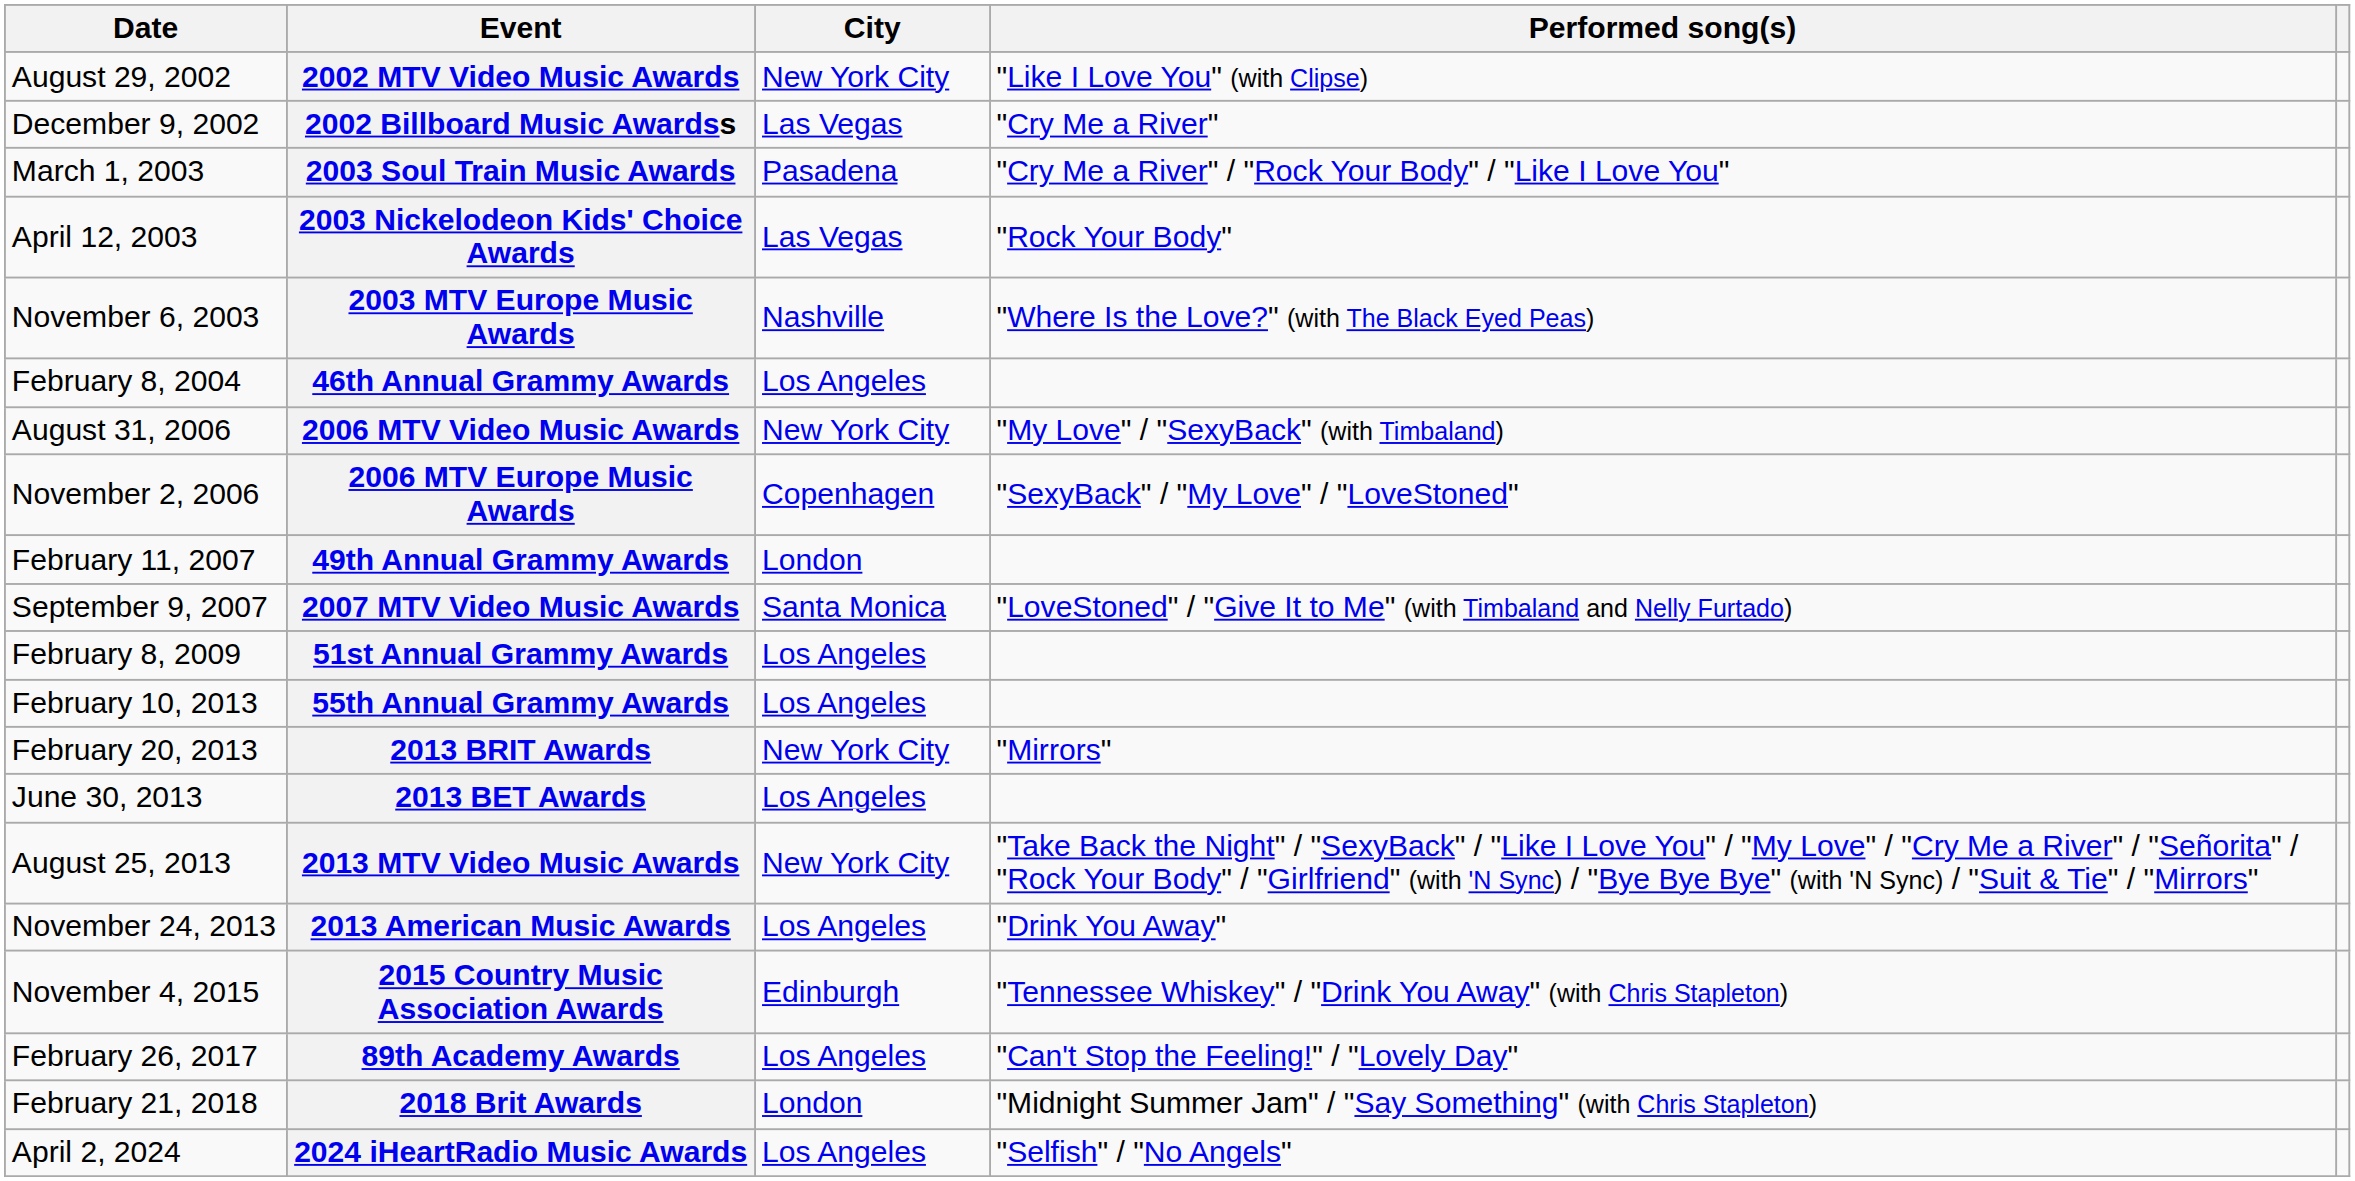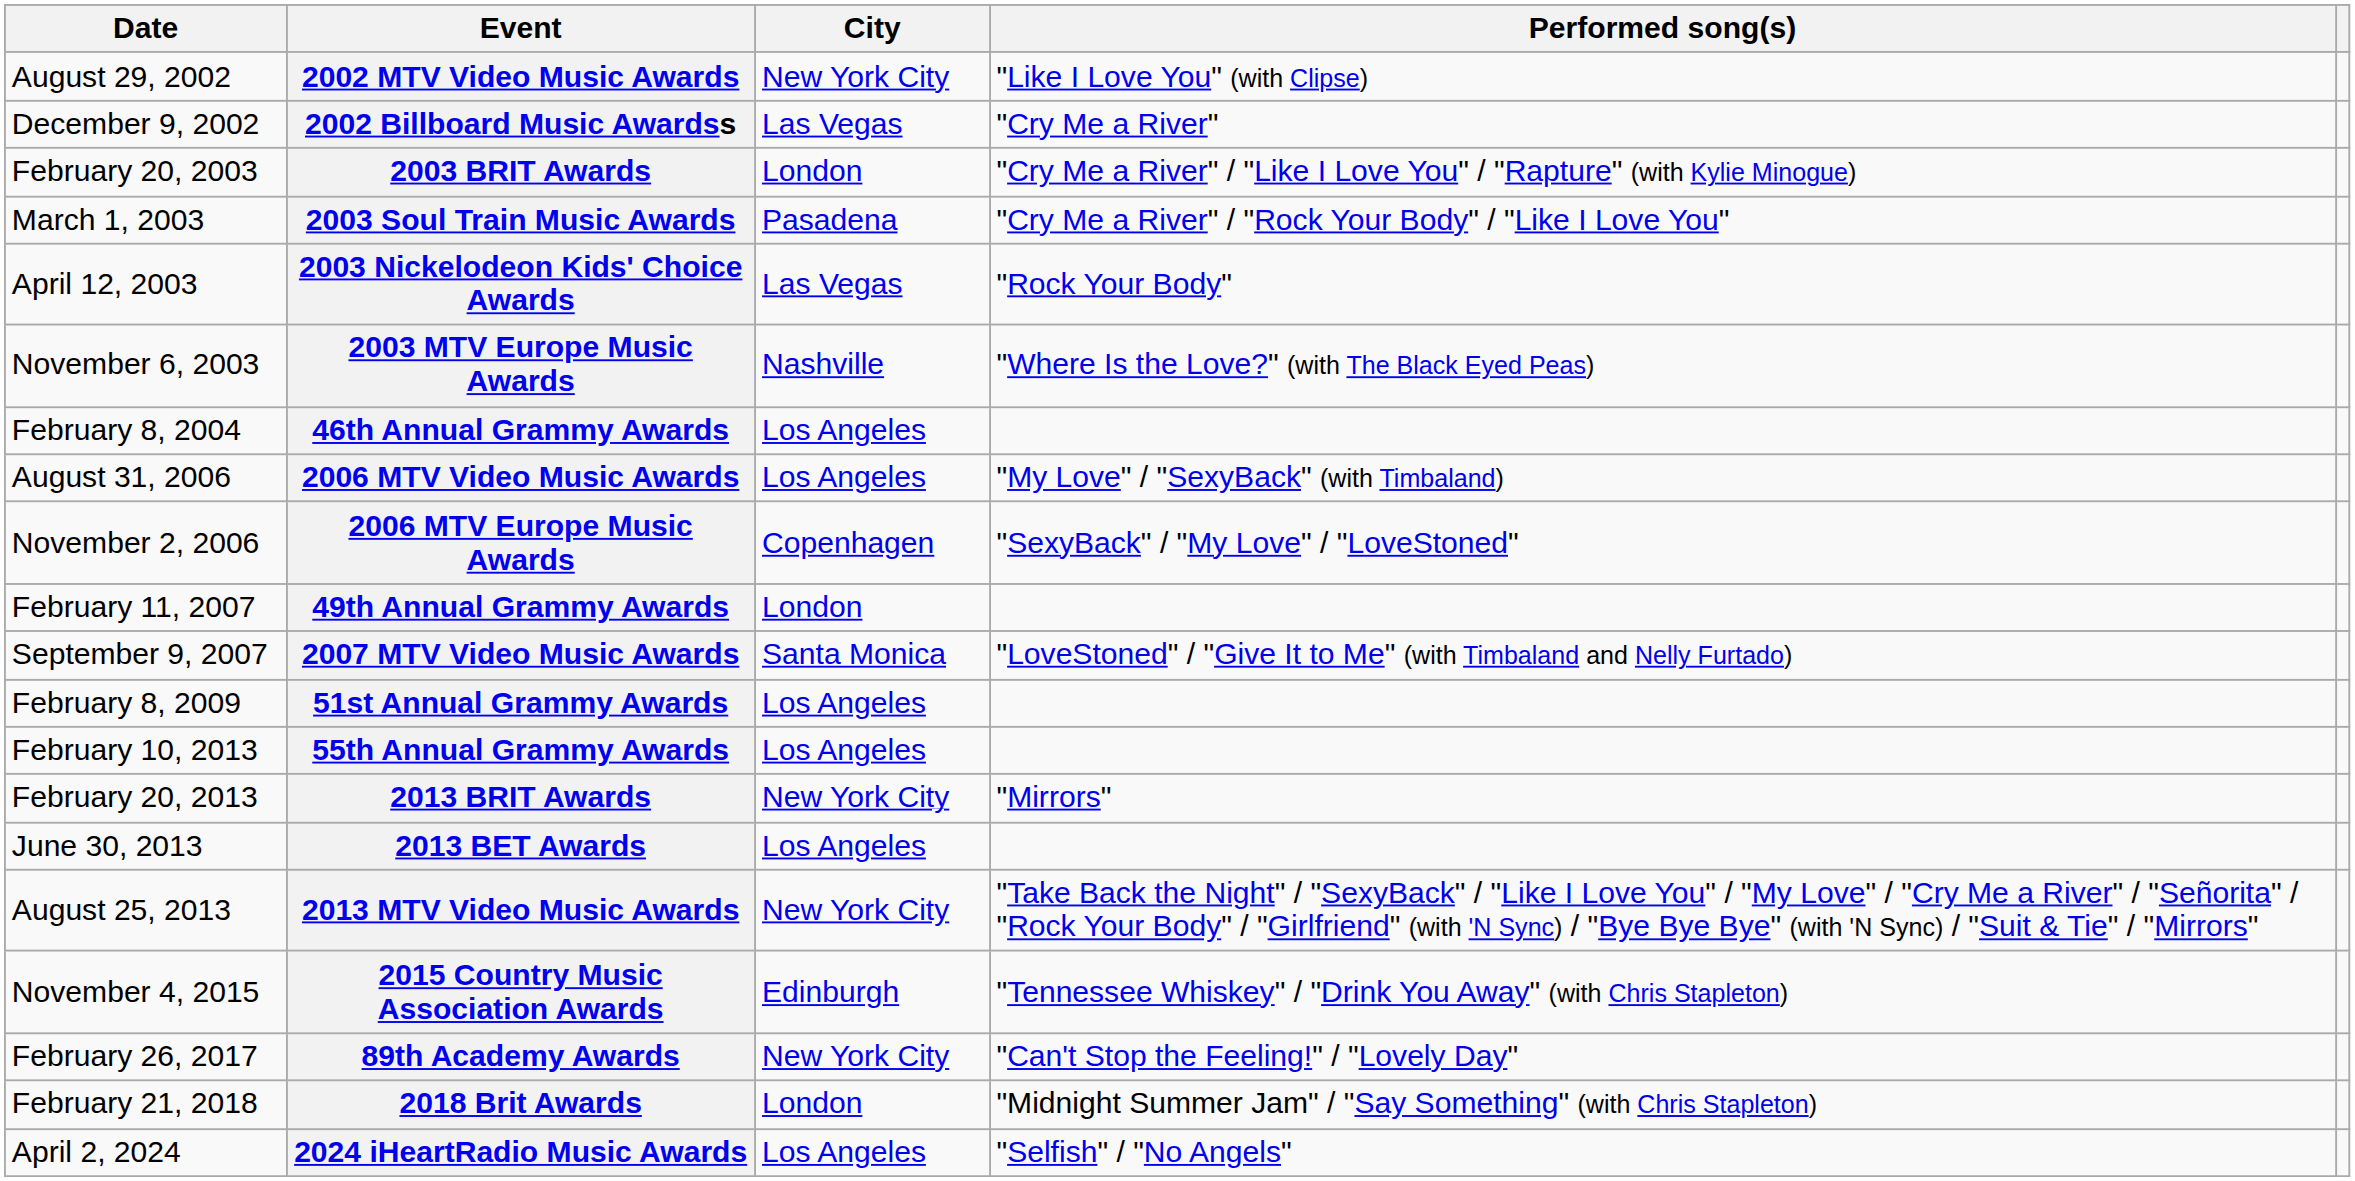+ row: (521, 171)
(856, 429) New York City -> (844, 477) Los Angeles
- row: (521, 926)
(844, 1056) Los Angeles -> (856, 1056) New York City
